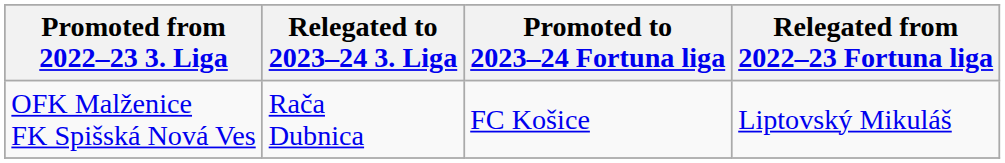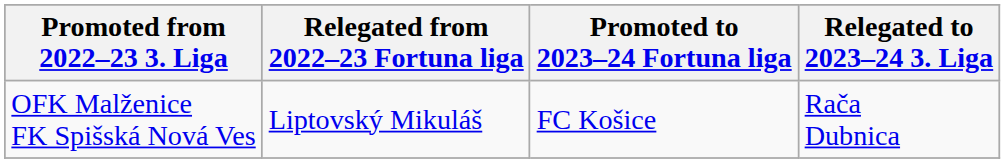columns swapped: (866, 42) <-> (363, 42)
